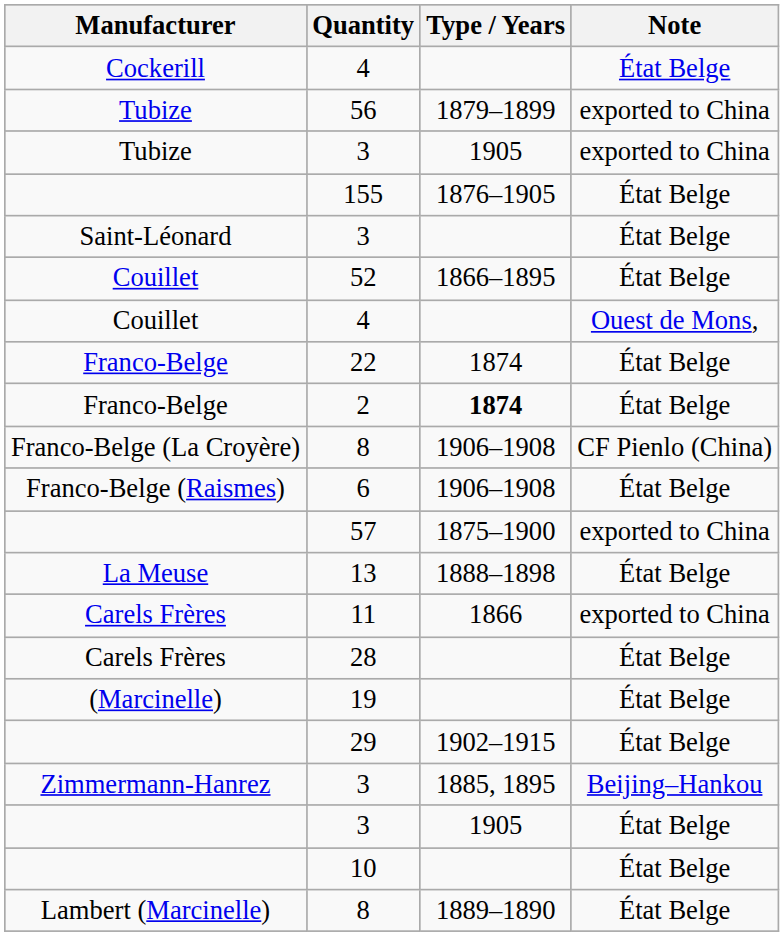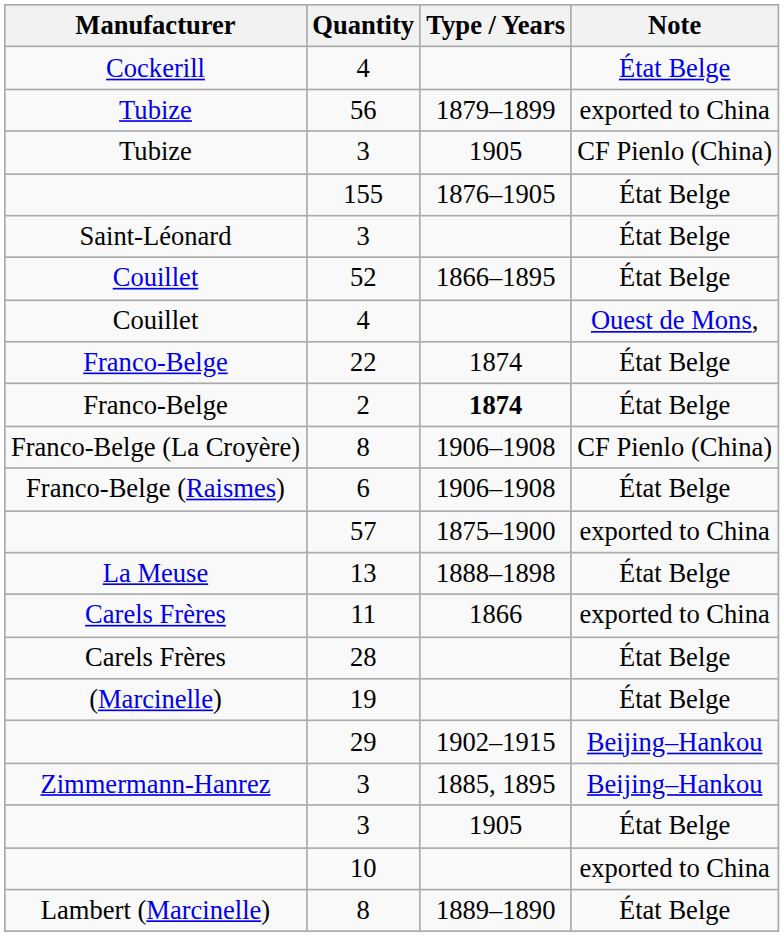(675, 151) exported to China -> (675, 151) CF Pienlo (China)
(675, 741) État Belge -> (675, 741) Beijing–Hankou
(675, 868) État Belge -> (675, 868) exported to China
